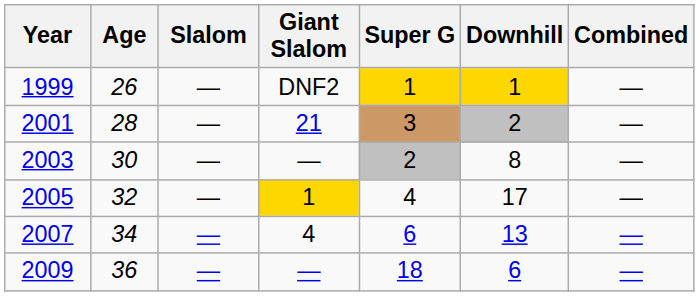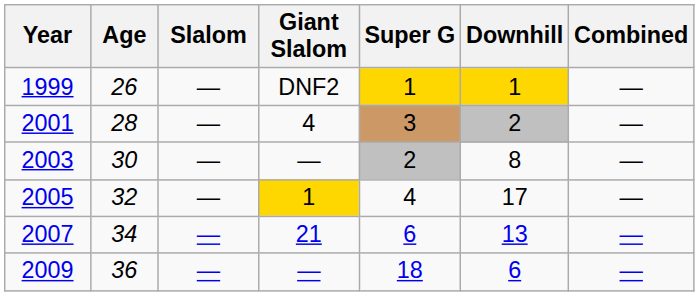(309, 123) 21 -> (309, 123) 4
(309, 234) 4 -> (309, 234) 21
